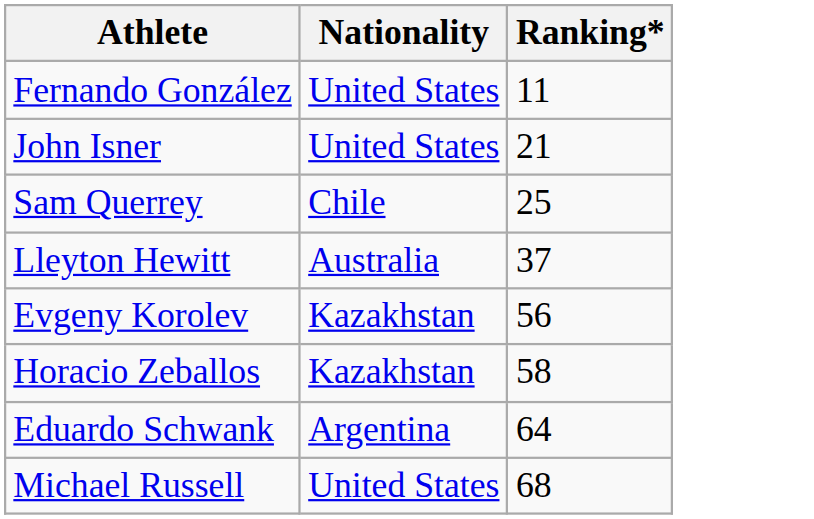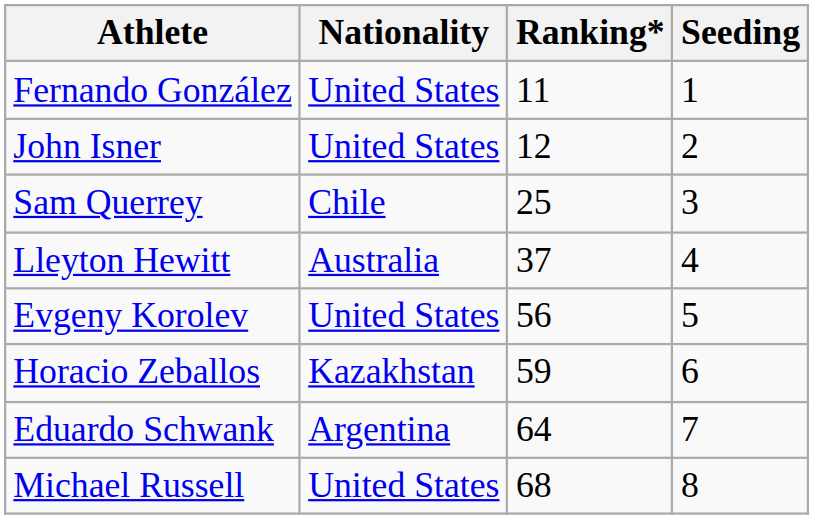+ column: (741, 32)
(534, 145) 21 -> (534, 145) 12
(391, 315) Kazakhstan -> (404, 315) United States
(534, 372) 58 -> (534, 372) 59
